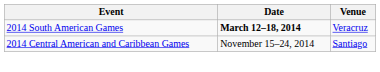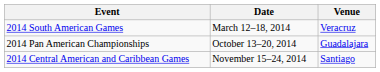(260, 28) bold -> (251, 28) normal
+ row: (78, 43)
